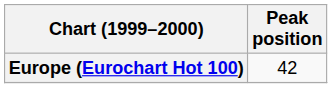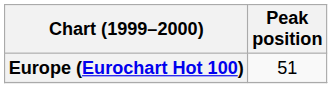(287, 67) 42 -> (287, 67) 51
